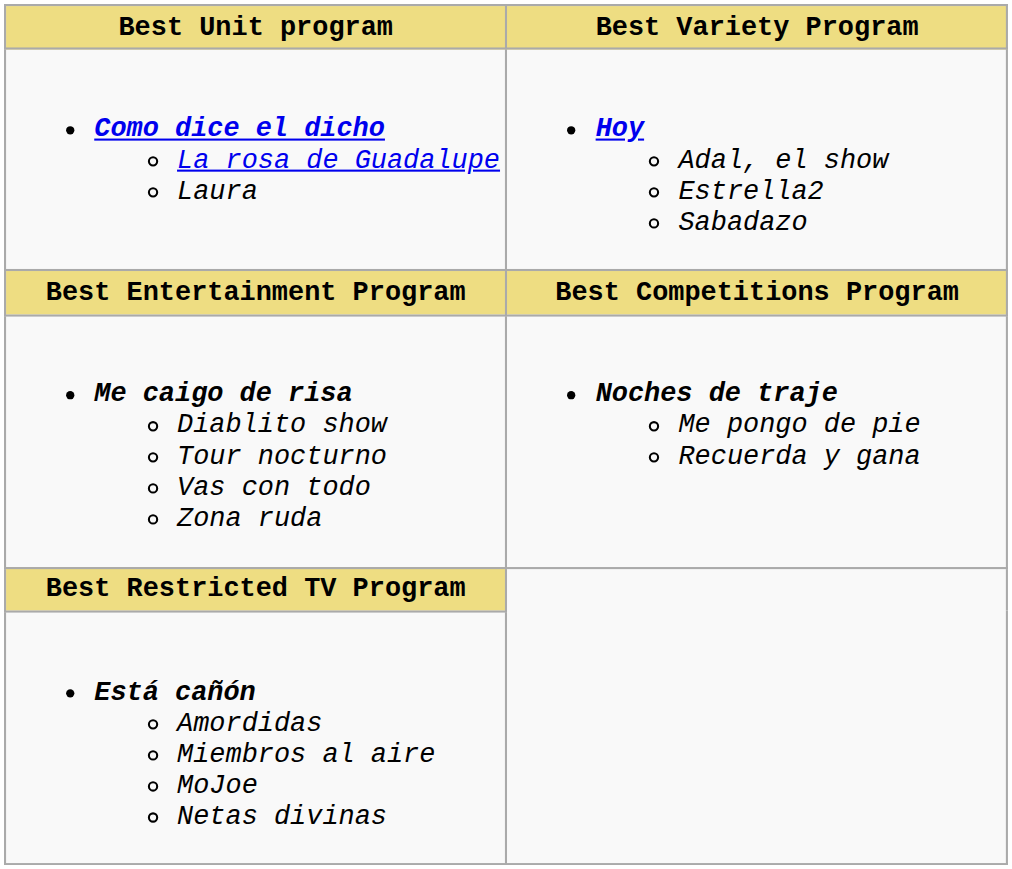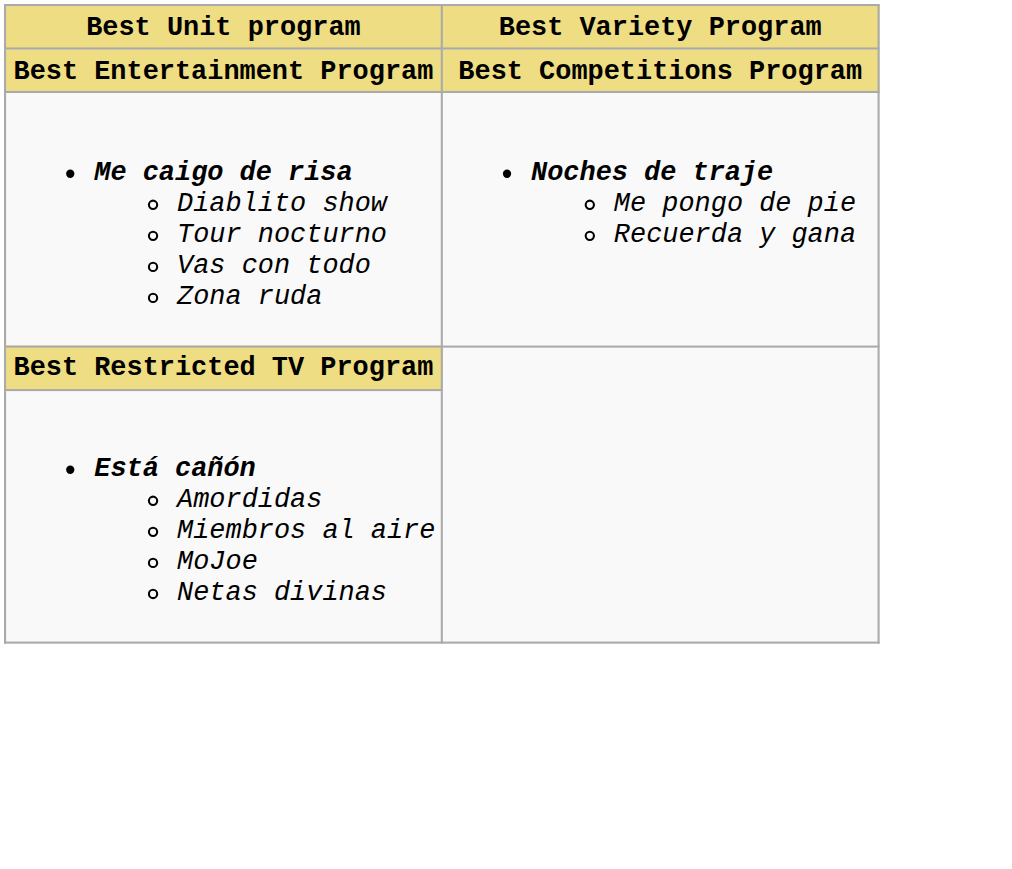- row: (256, 160)
